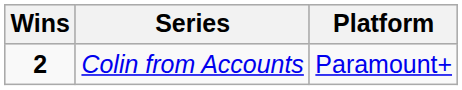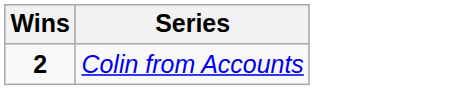- column: (384, 24)
